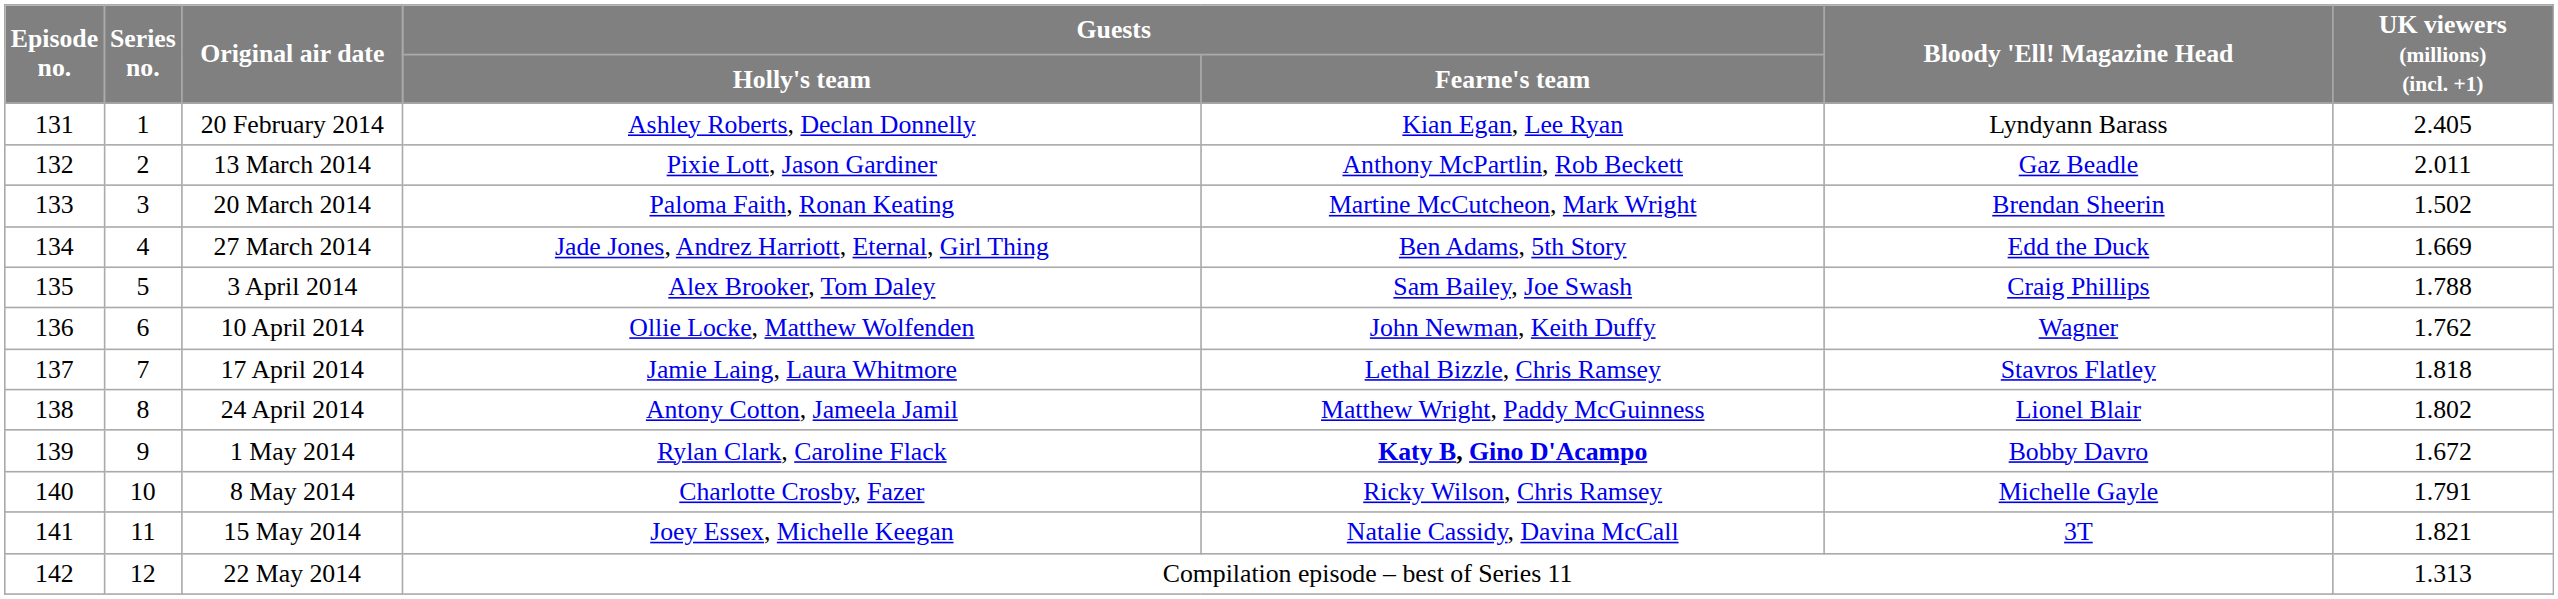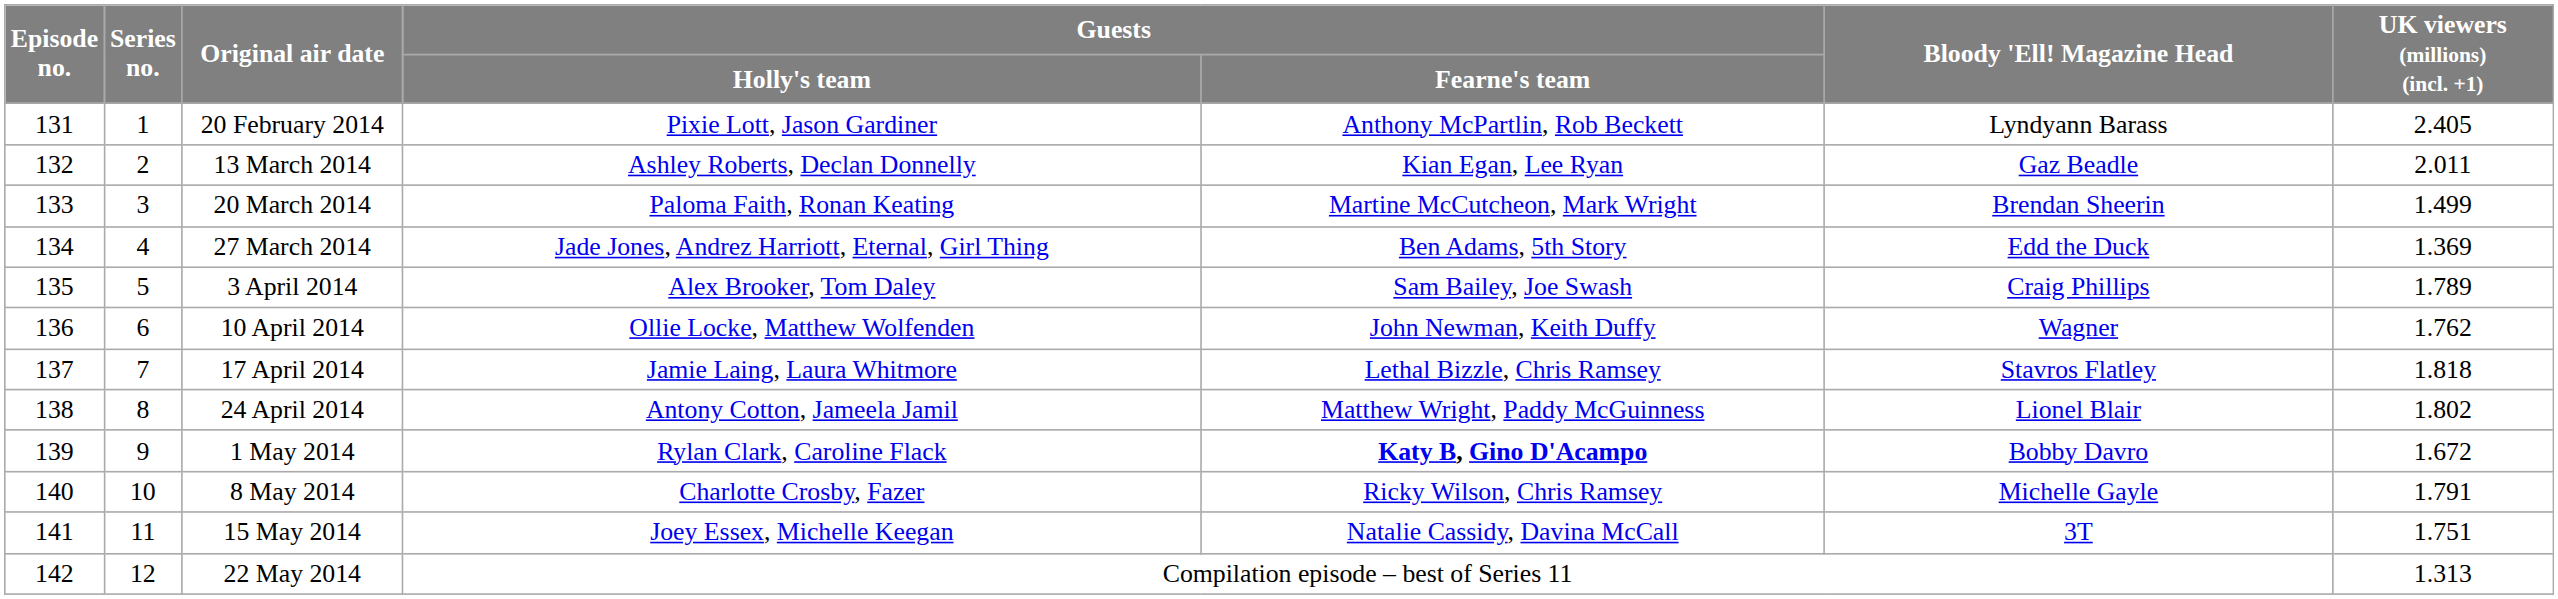(802, 123) Ashley Roberts, Declan Donnelly -> (802, 123) Pixie Lott, Jason Gardiner
(1513, 123) Kian Egan, Lee Ryan -> (1513, 123) Anthony McPartlin, Rob Beckett
(802, 164) Pixie Lott, Jason Gardiner -> (802, 164) Ashley Roberts, Declan Donnelly
(1513, 164) Anthony McPartlin, Rob Beckett -> (1513, 164) Kian Egan, Lee Ryan
(2443, 205) 1.502 -> (2443, 205) 1.499
(2443, 246) 1.669 -> (2443, 246) 1.369
(2443, 287) 1.788 -> (2443, 287) 1.789
(2443, 532) 1.821 -> (2443, 532) 1.751
